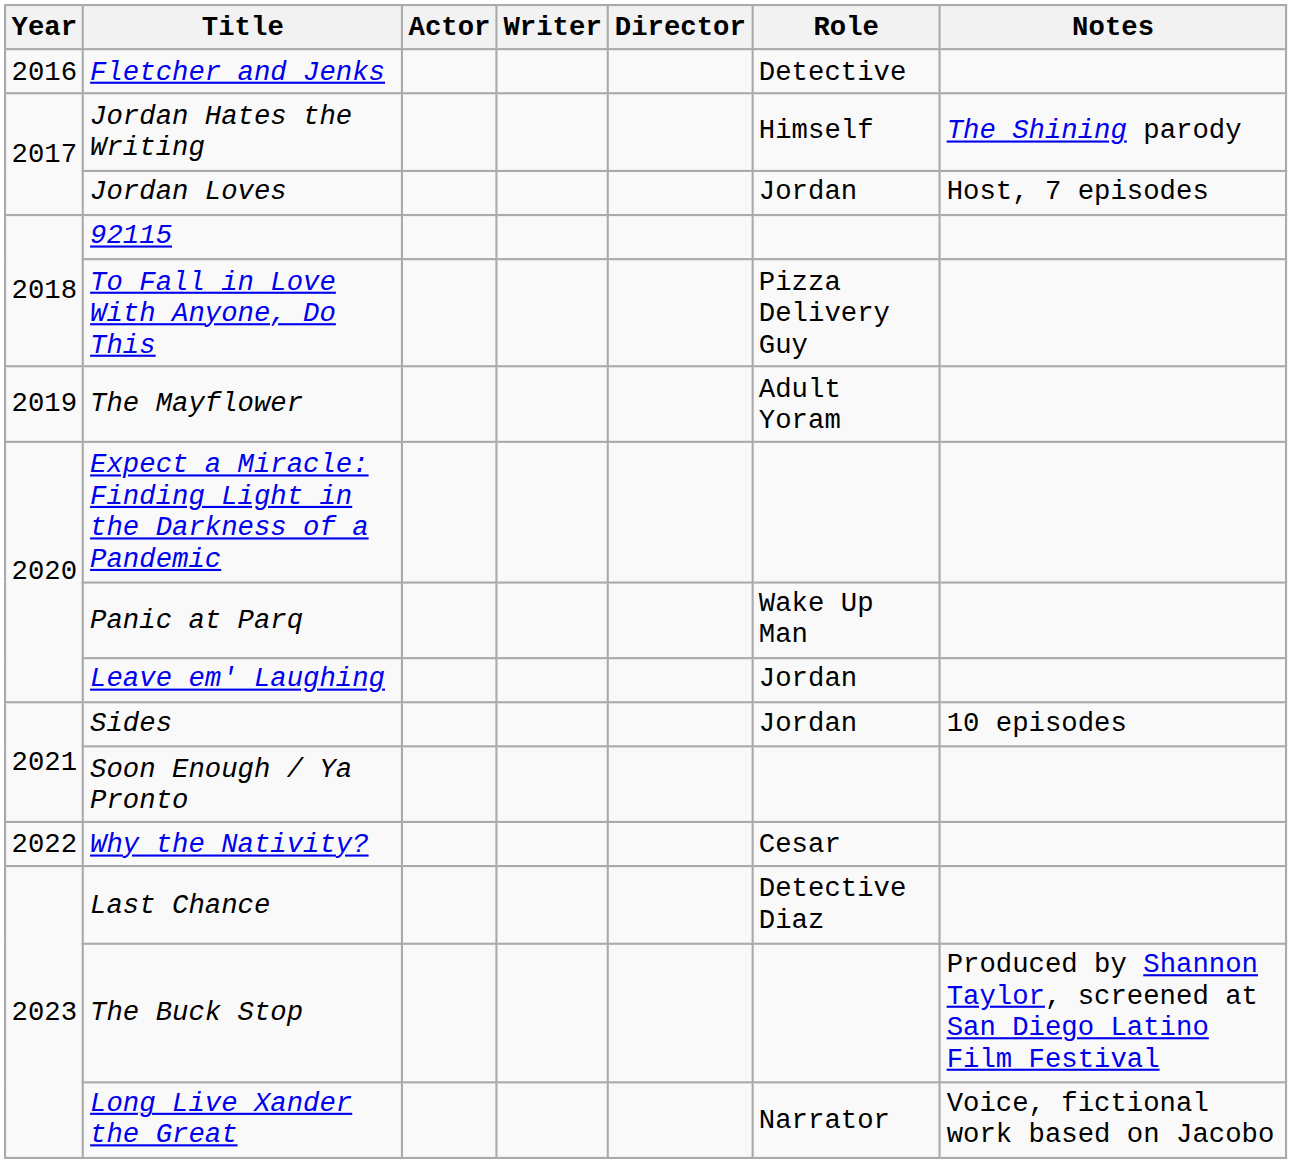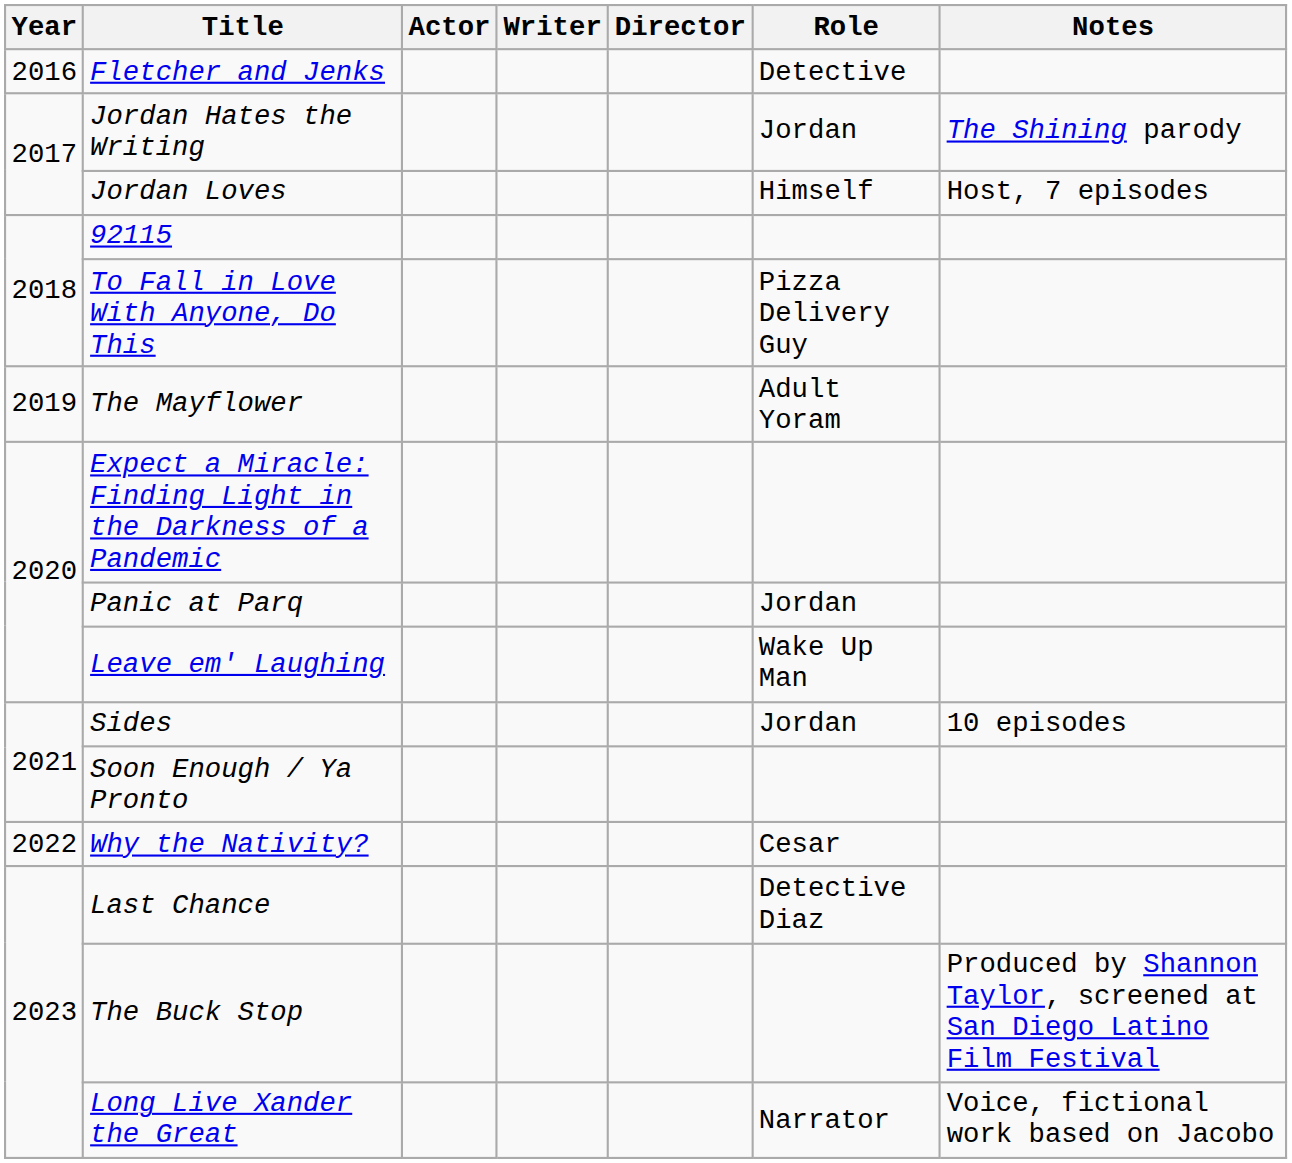(816, 132) Himself -> (808, 132) Jordan
(808, 192) Jordan -> (816, 192) Himself
(816, 619) Wake Up Man -> (808, 604) Jordan
(808, 680) Jordan -> (816, 664) Wake Up Man
